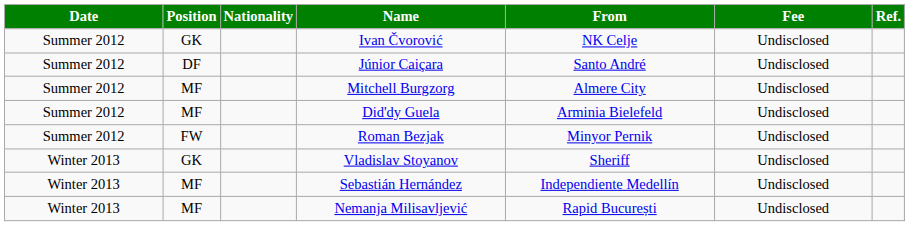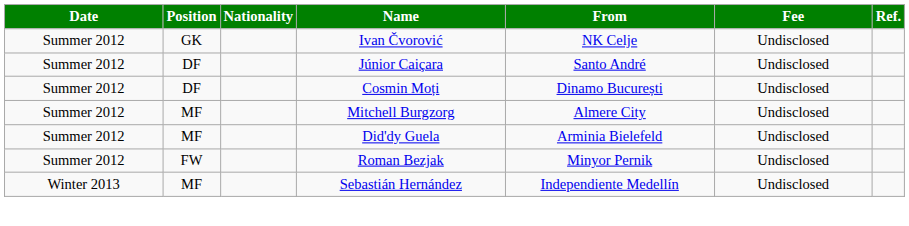+ row: (401, 88)
- row: (401, 160)
- row: (401, 208)
